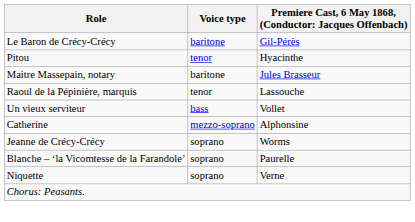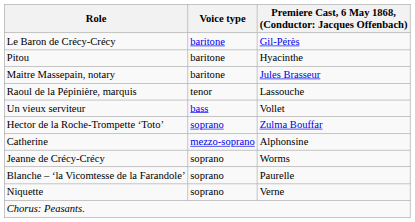(201, 58) tenor -> (208, 58) baritone
+ row: (85, 125)
